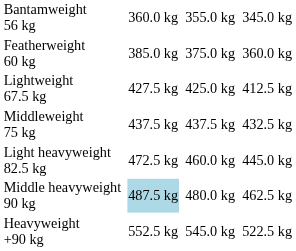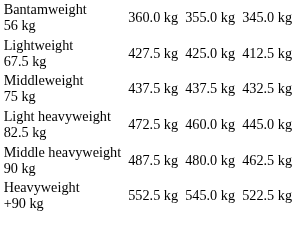- row: (44, 53)
(153, 195) lightblue background -> (153, 160) no background
